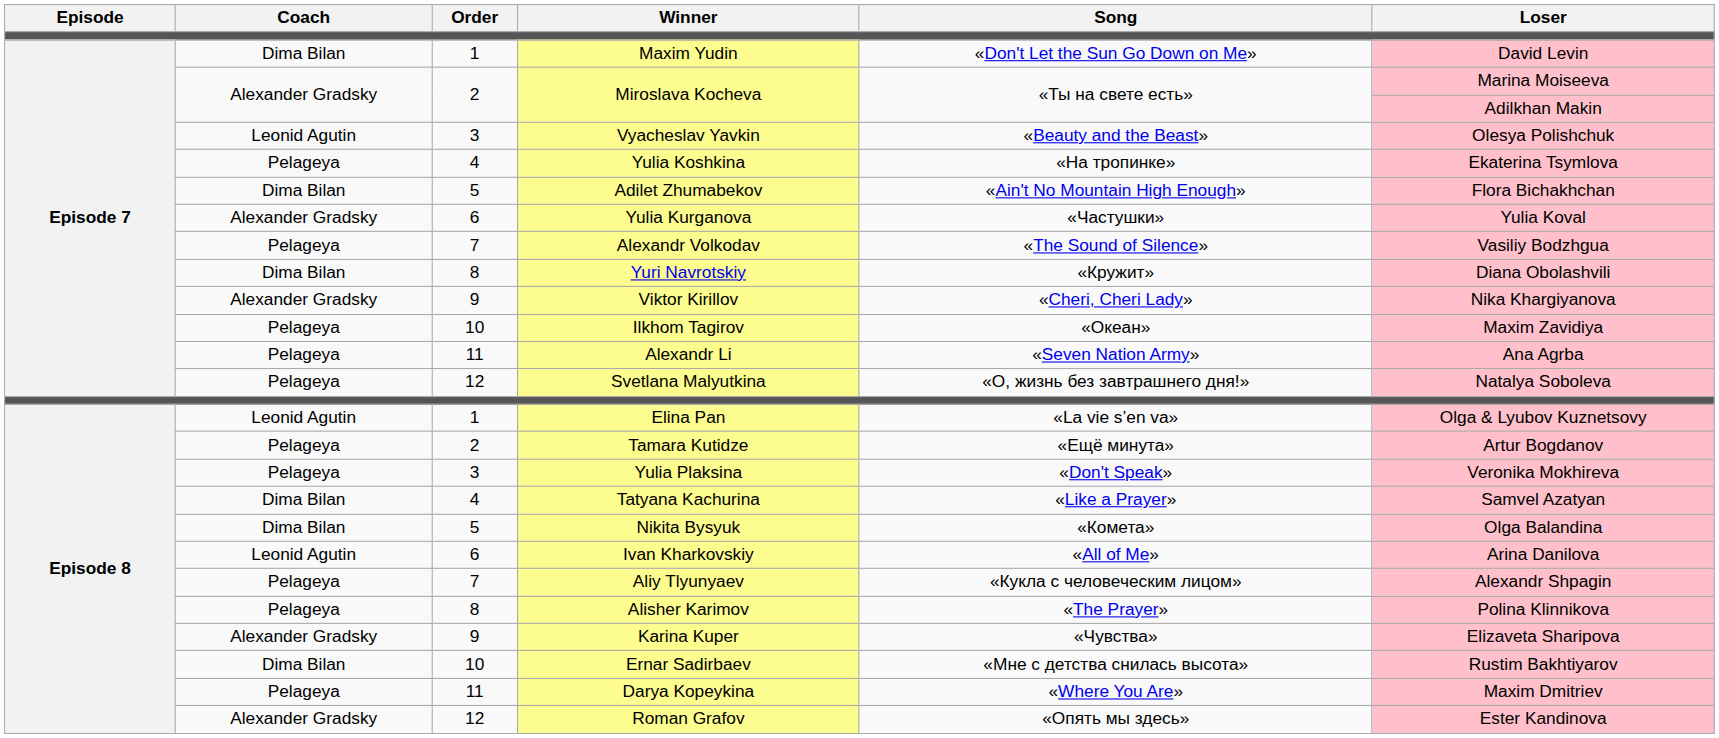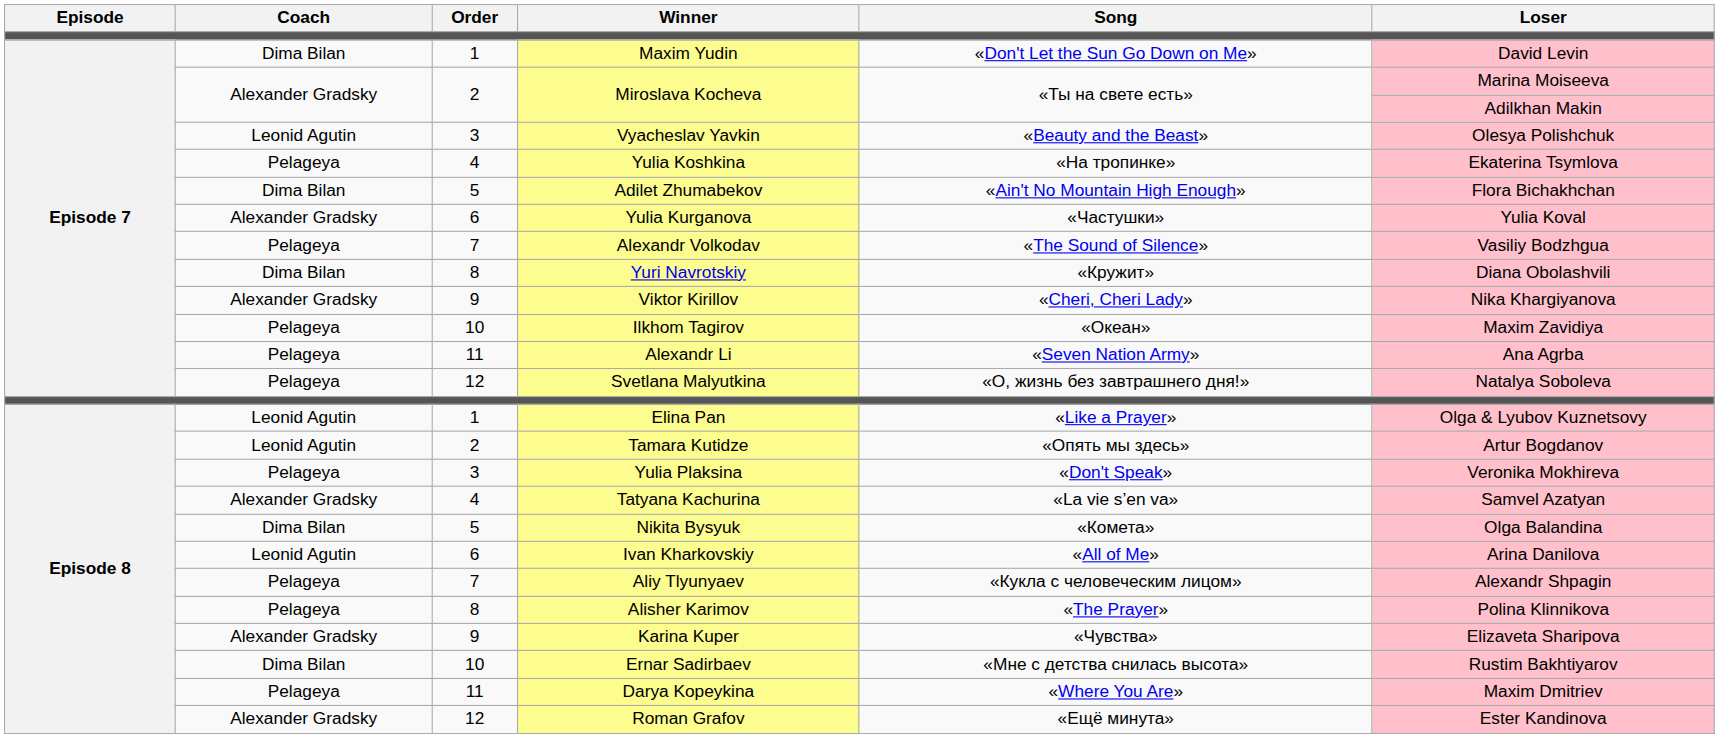(1116, 417) «La vie s’en va» -> (1116, 417) «Like a Prayer»
(304, 445) Pelageya -> (304, 445) Leonid Agutin
(1116, 445) «Ещё минута» -> (1116, 445) «Опять мы здесь»
(304, 500) Dima Bilan -> (304, 500) Alexander Gradsky
(1116, 500) «Like a Prayer» -> (1116, 500) «La vie s’en va»
(1116, 719) «Опять мы здесь» -> (1116, 719) «Ещё минута»
